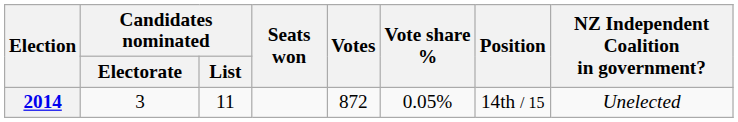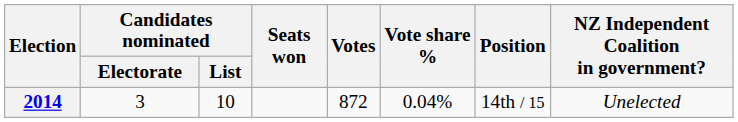(225, 102) 11 -> (225, 102) 10
(427, 102) 0.05% -> (427, 102) 0.04%
